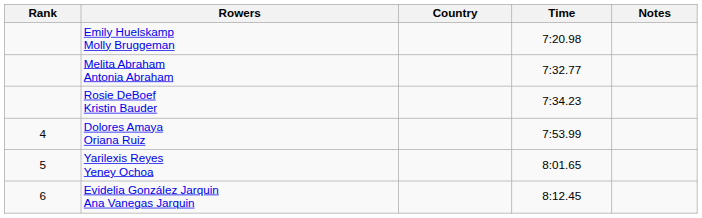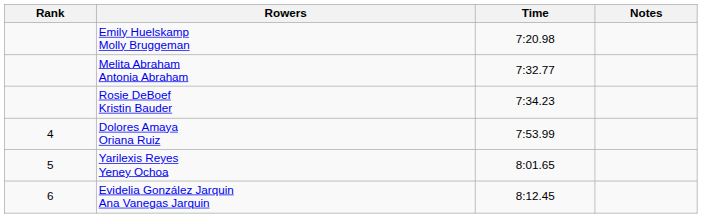- column: (455, 13)
